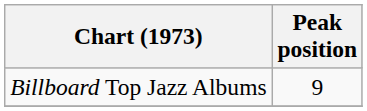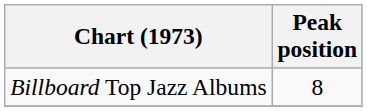(317, 86) 9 -> (317, 86) 8
